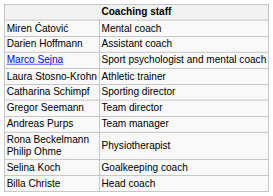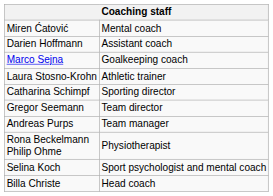(184, 60) Sport psychologist and mental coach -> (145, 60) Goalkeeping coach
(145, 167) Goalkeeping coach -> (184, 167) Sport psychologist and mental coach
